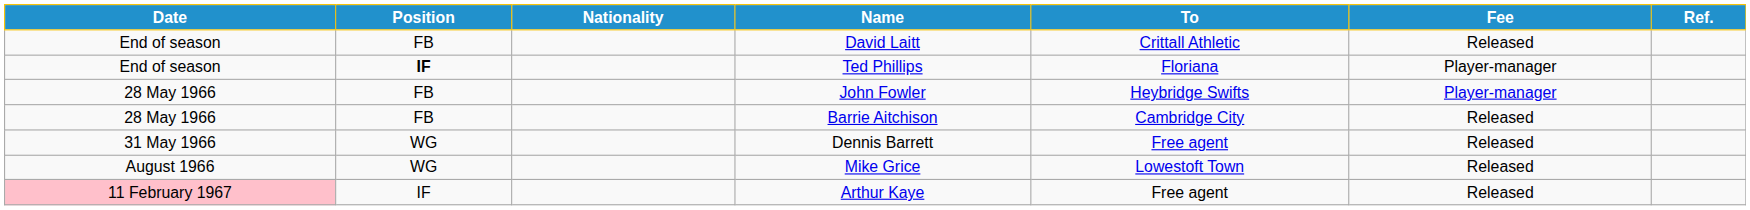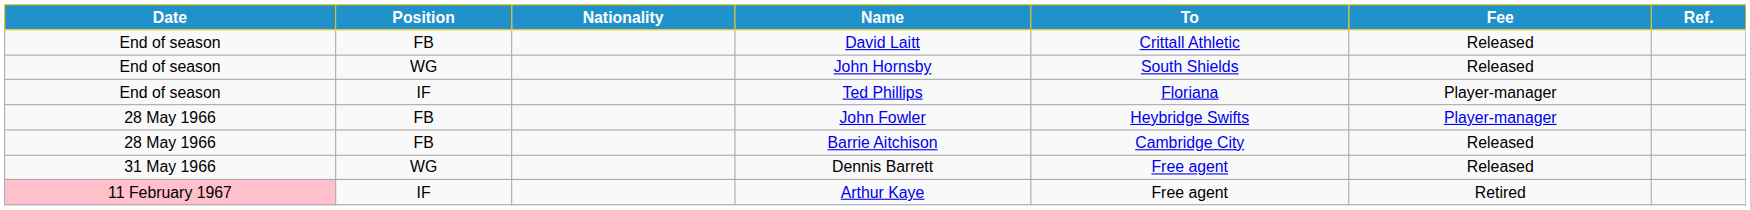+ row: (883, 68)
(424, 68) bold -> (424, 93) normal
- row: (883, 168)
(1500, 193) Released -> (1500, 193) Retired
